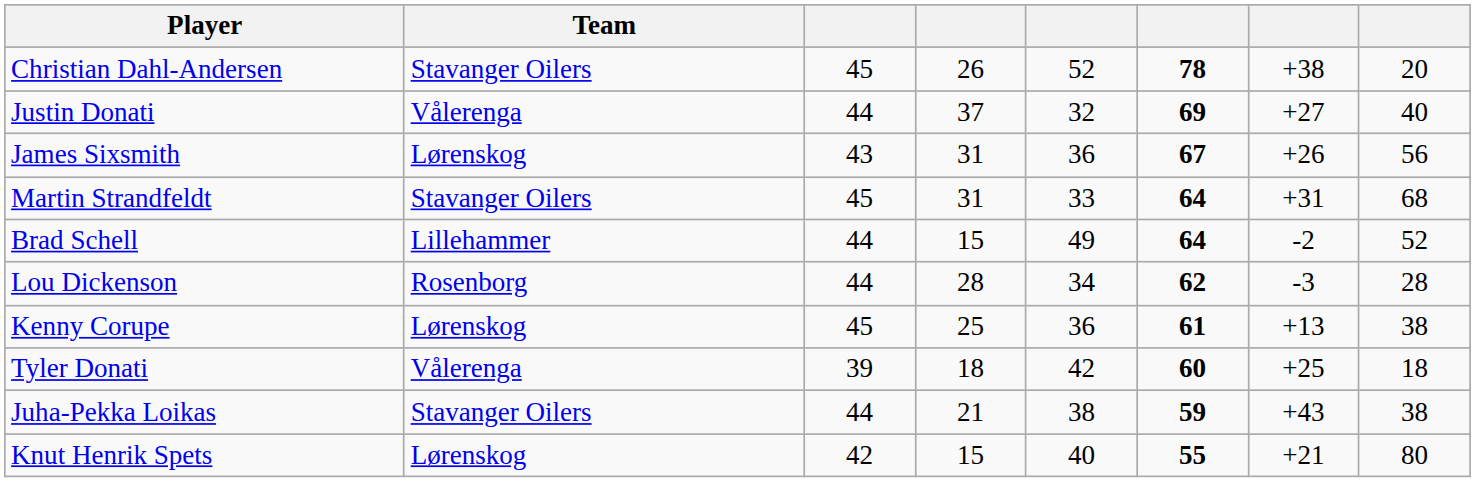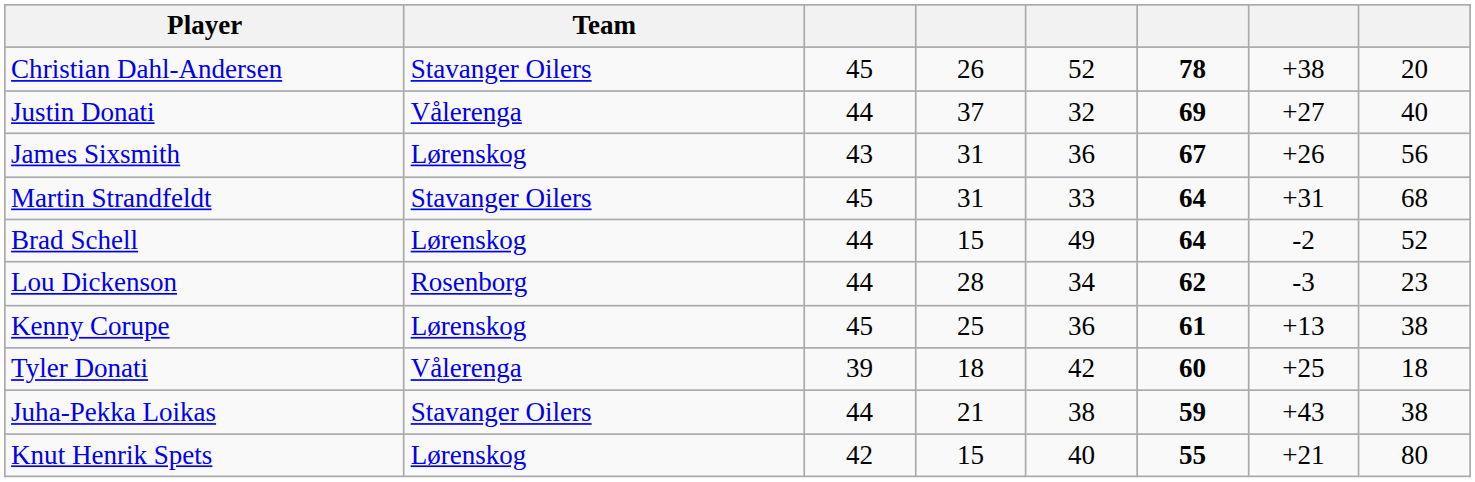(481, 240) Lillehammer -> (469, 240) Lørenskog
(1415, 283) 28 -> (1415, 283) 23
